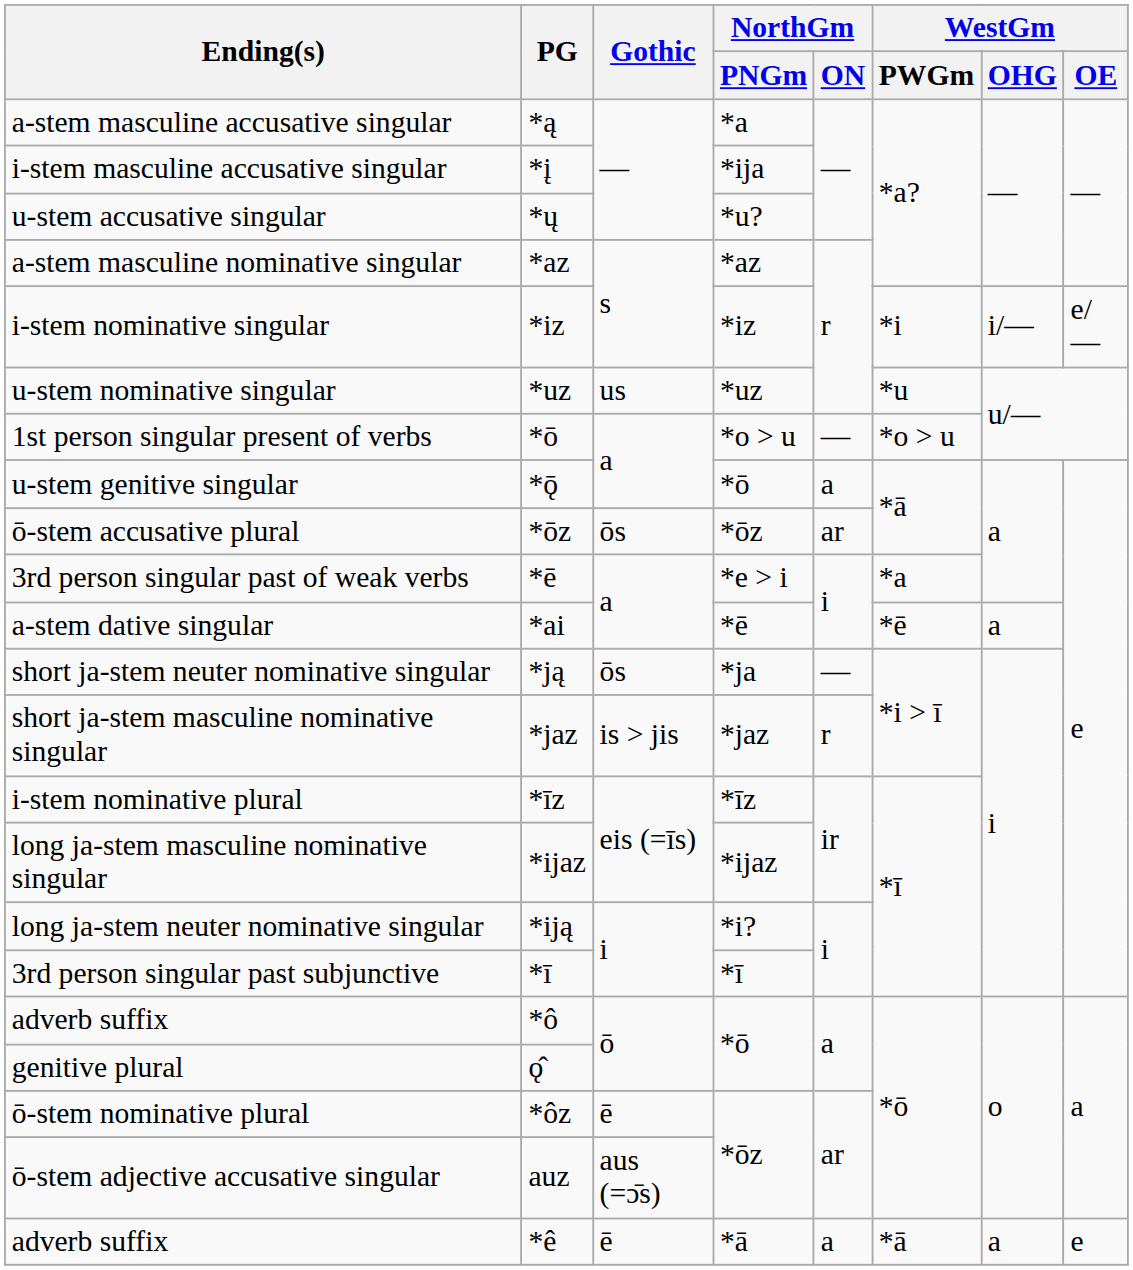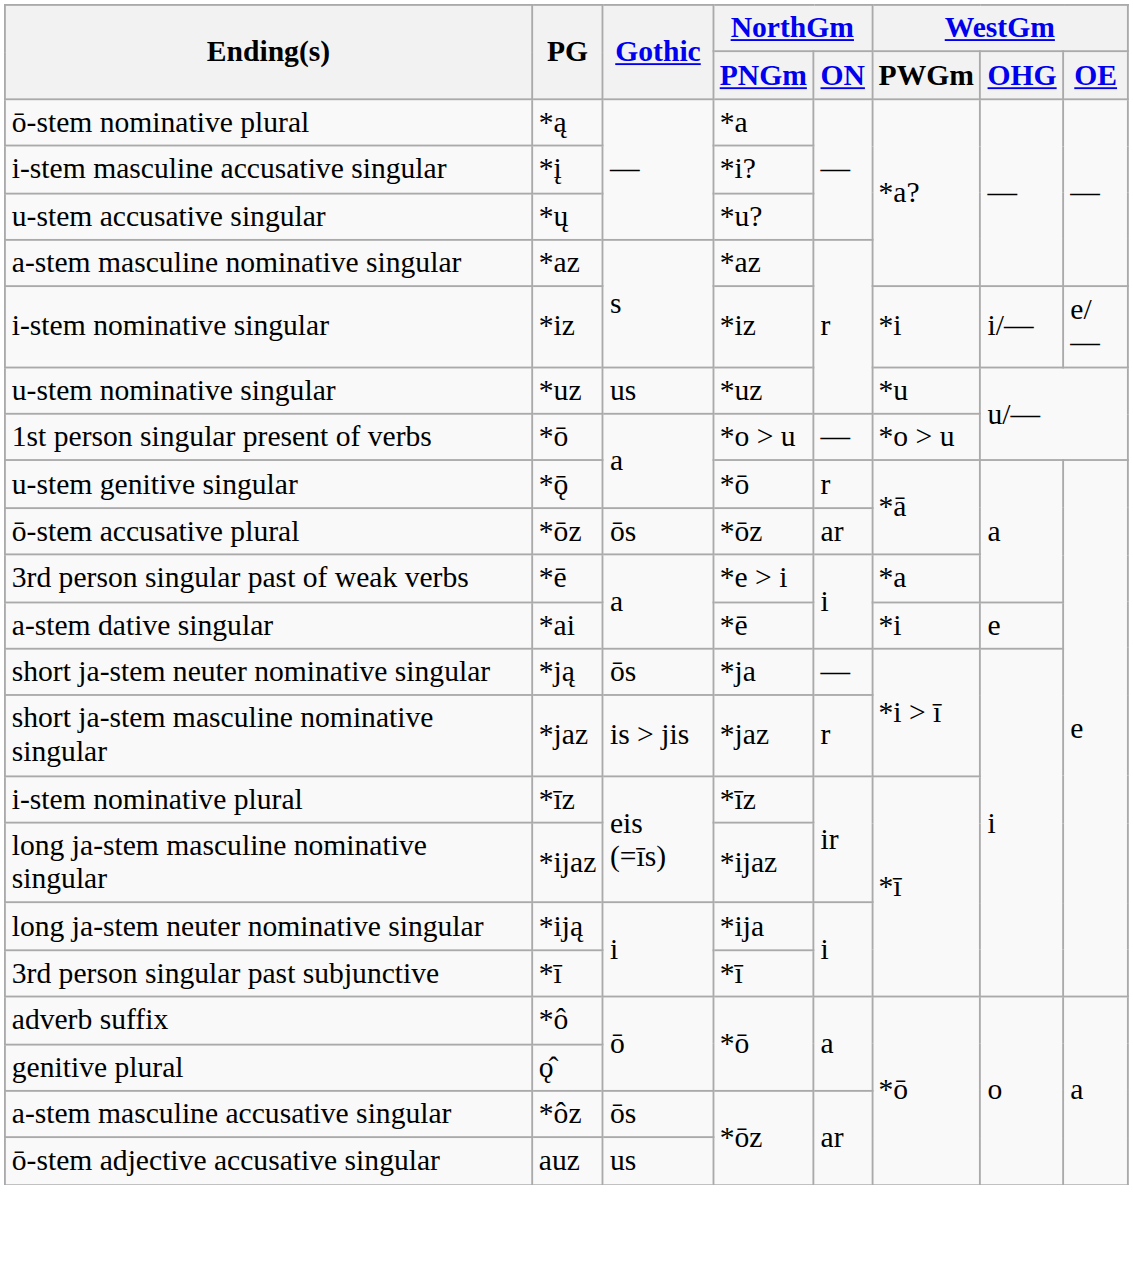(232, 121) a-stem masculine accusative singular -> (161, 121) ō-stem nominative plural
(742, 168) *ija -> (738, 168) *i?
(827, 483) a -> (825, 483) r
(893, 624) *ē -> (890, 624) *i
(994, 624) a -> (994, 624) e
(738, 925) *i? -> (742, 925) *ija
(161, 1113) ō-stem nominative plural -> (232, 1113) a-stem masculine accusative singular
(606, 1113) ē -> (623, 1113) ōs
(630, 1177) aus (=ɔ̄s) -> (623, 1160) us
- row: (542, 1240)
